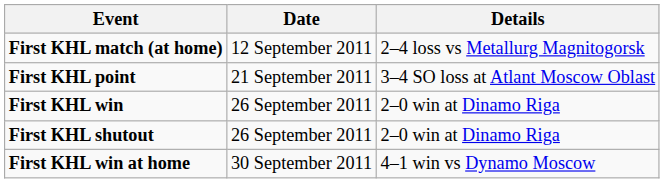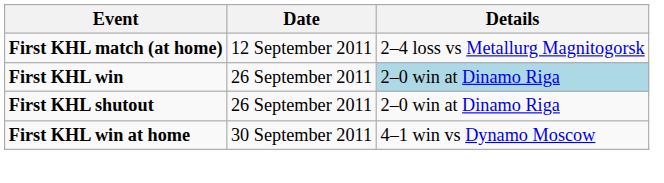- row: (72, 76)
(470, 105) no background -> (470, 76) lightblue background
